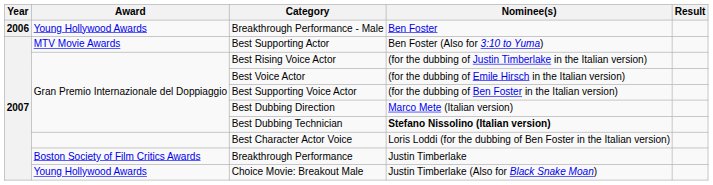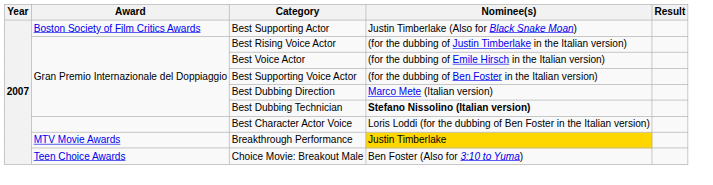- row: (308, 28)
(77, 44) MTV Movie Awards -> (117, 28) Boston Society of Film Critics Awards
(466, 44) Ben Foster (Also for 3:10 to Yuma) -> (472, 28) Justin Timberlake (Also for Black Snake Moan)
(117, 156) Boston Society of Film Critics Awards -> (77, 140) MTV Movie Awards
(427, 156) no background -> (407, 140) gold background
(90, 172) Young Hollywood Awards -> (80, 156) Teen Choice Awards
(493, 172) Justin Timberlake (Also for Black Snake Moan) -> (446, 156) Ben Foster (Also for 3:10 to Yuma)
